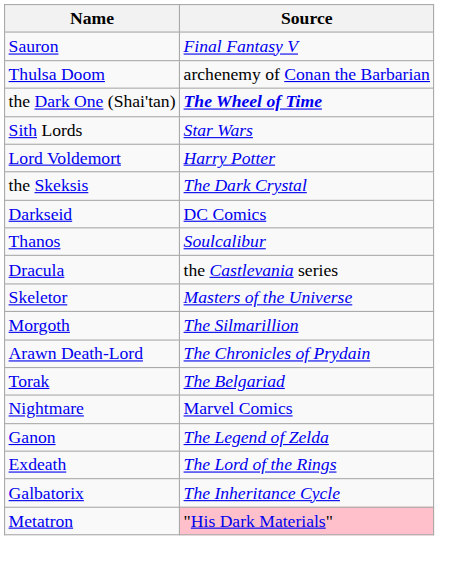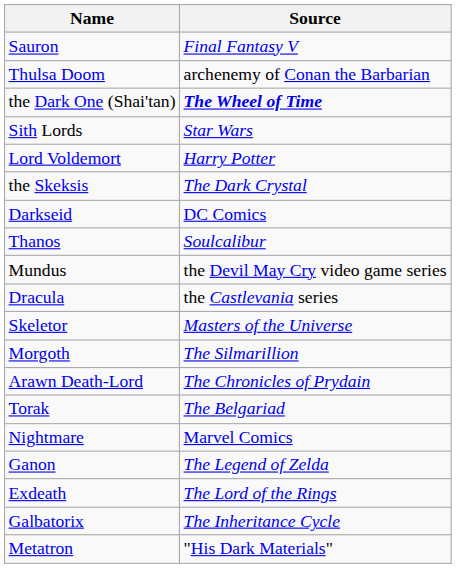+ row: (37, 269)
(258, 520) pink background -> (258, 548) no background
